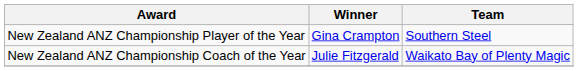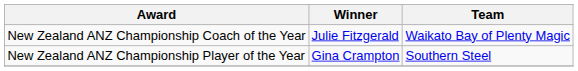rows swapped: (156, 35) <-> (157, 55)
